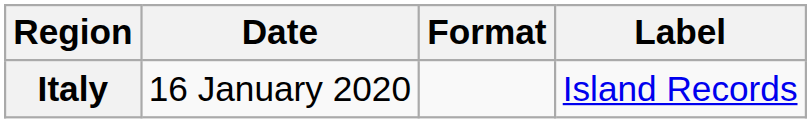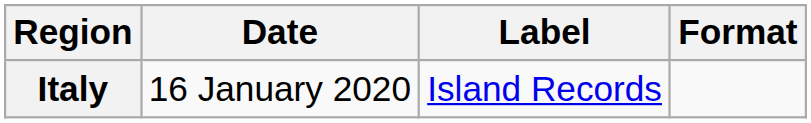columns swapped: (487, 32) <-> (680, 32)
